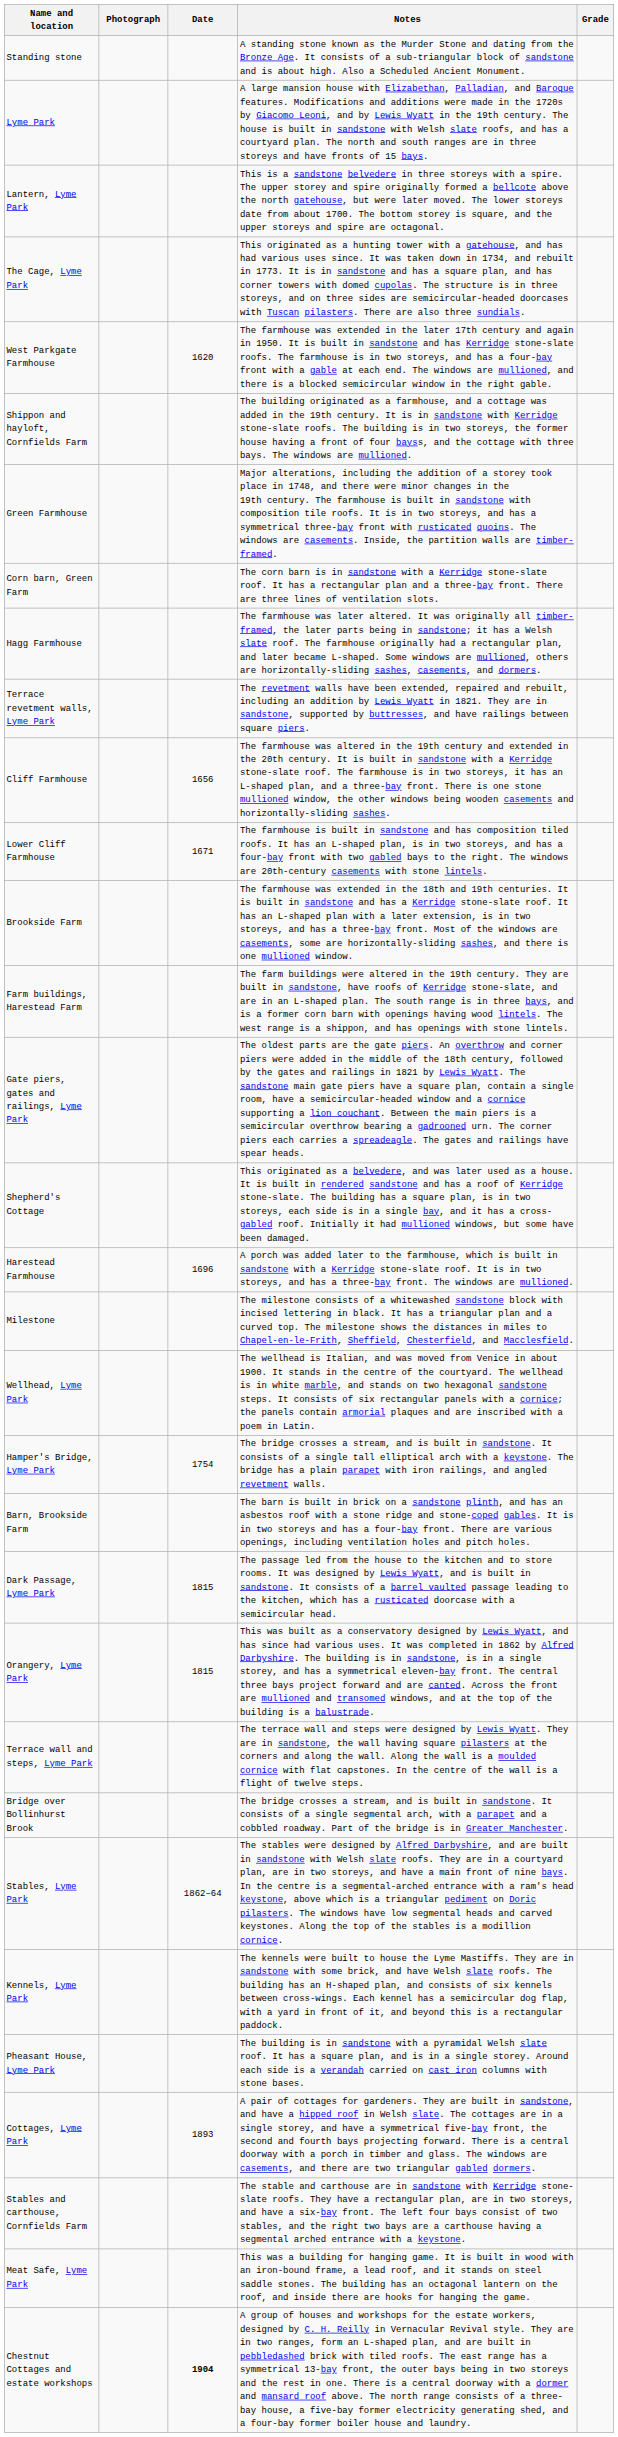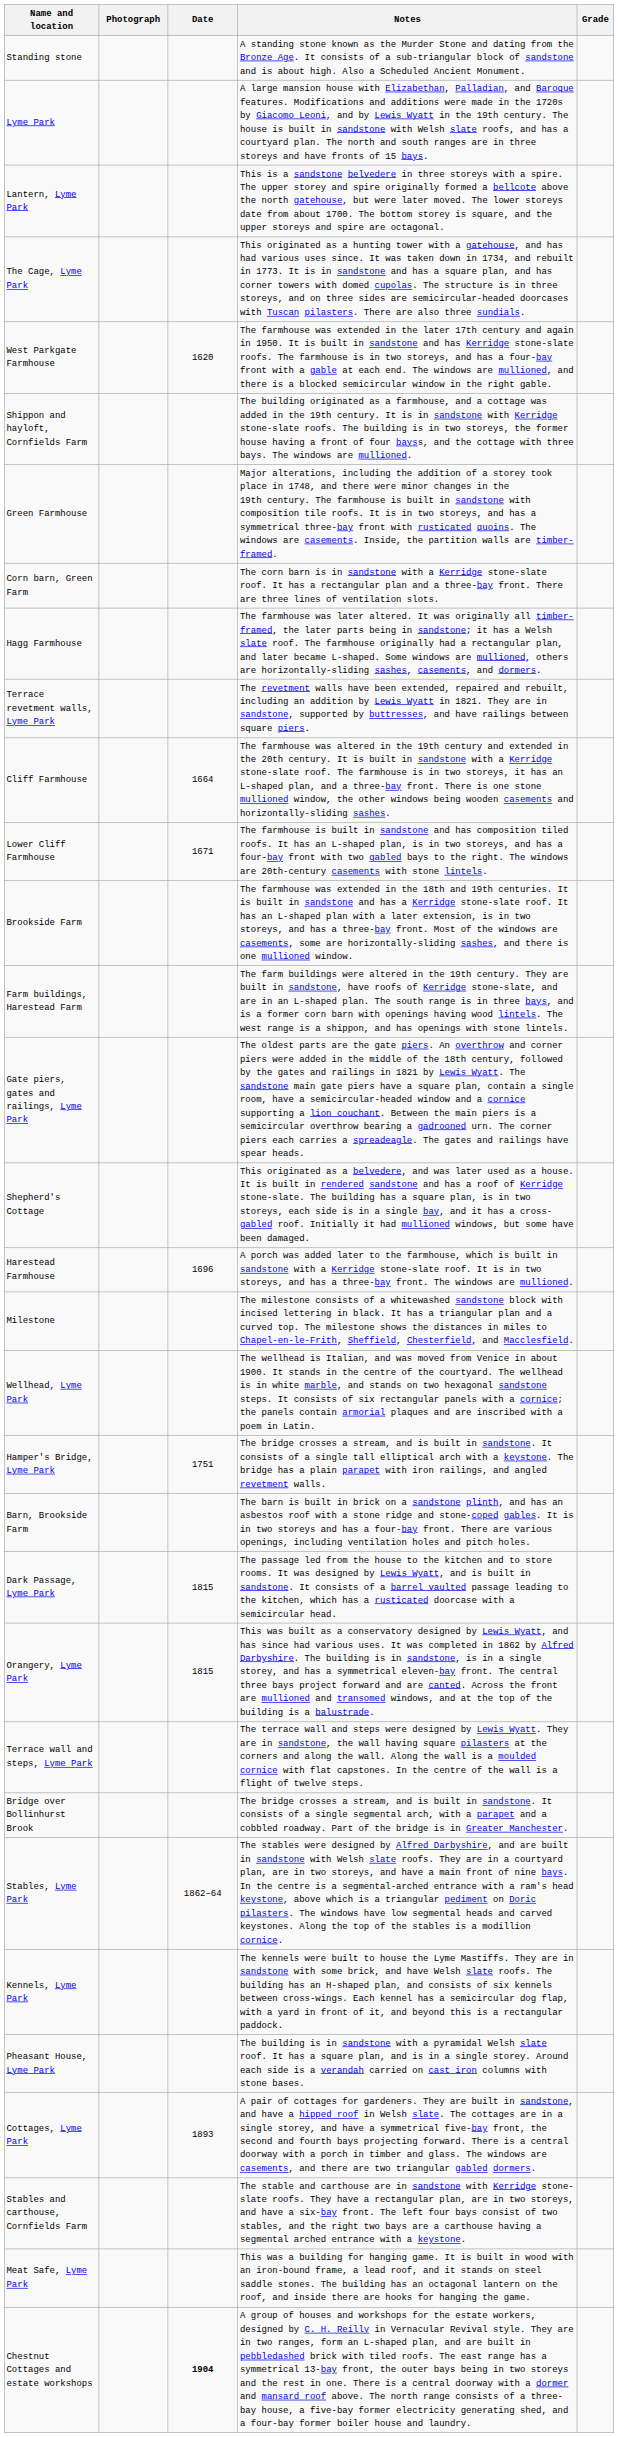(203, 780) 1656 -> (203, 780) 1664
(203, 1464) 1754 -> (203, 1464) 1751
